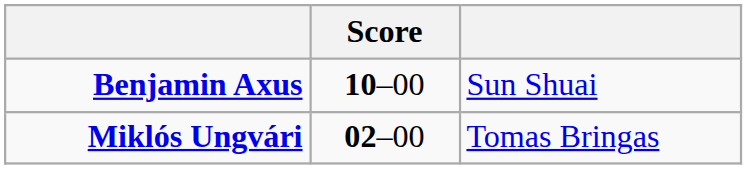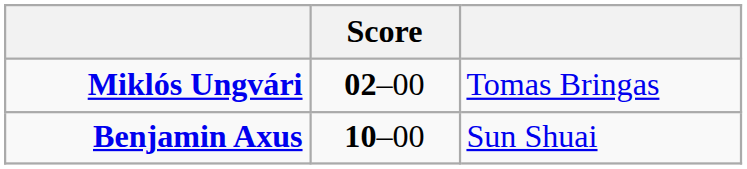rows swapped: (195, 137) <-> (198, 84)
